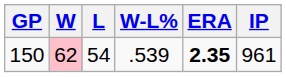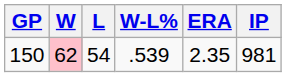(210, 54) bold -> (210, 54) normal
(259, 54) 961 -> (259, 54) 981
